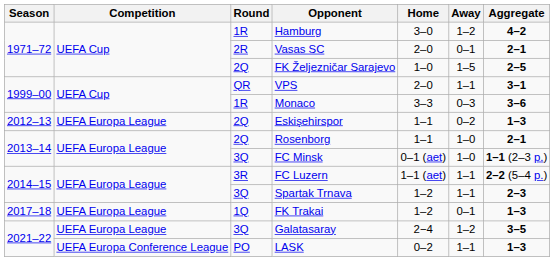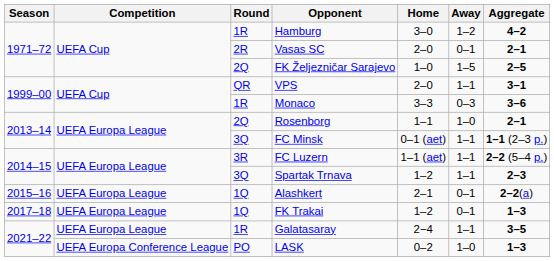- row: (309, 121)
(466, 157) 1–0 -> (466, 139) 1–1
+ row: (298, 193)
(241, 229) 3Q -> (241, 229) 1R
(466, 229) 1–2 -> (466, 229) 1–1
(466, 247) 1–1 -> (466, 247) 1–0
